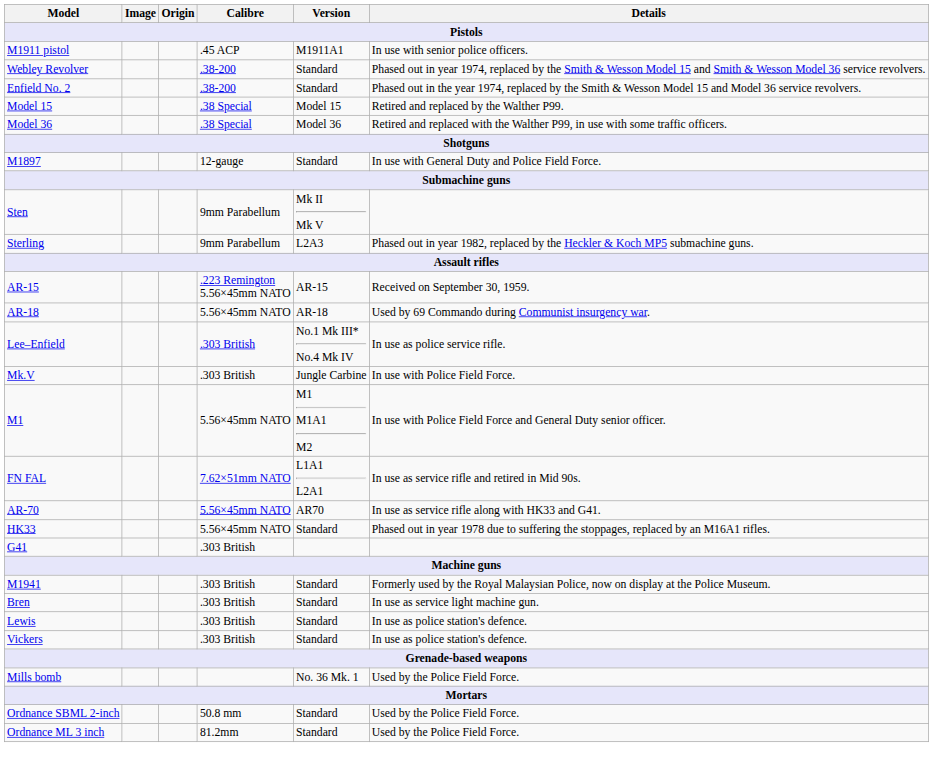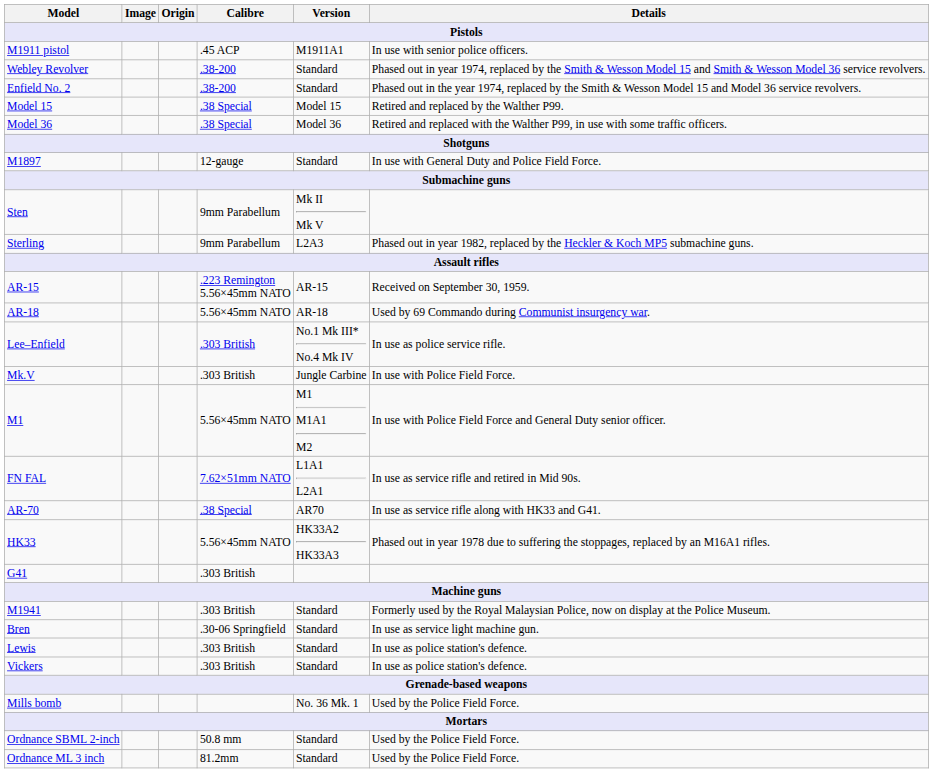(245, 510) 5.56×45mm NATO -> (226, 510) .38 Special
(317, 528) Standard -> (331, 541) HK33A2 HK33A3
(227, 602) .303 British -> (243, 629) .30-06 Springfield
